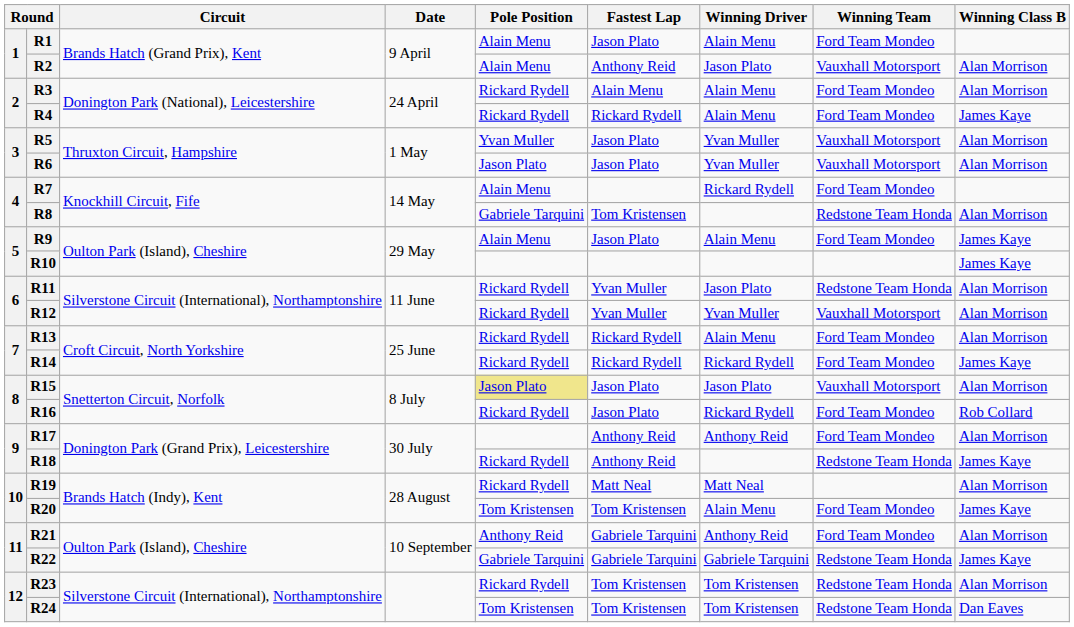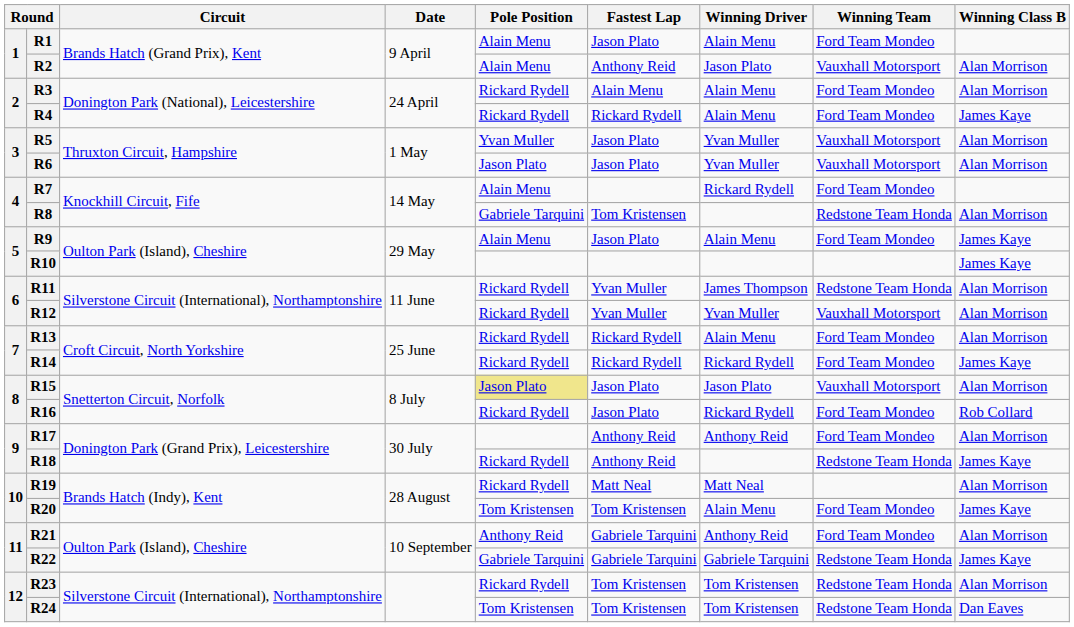(738, 287) Jason Plato -> (756, 287) James Thompson
